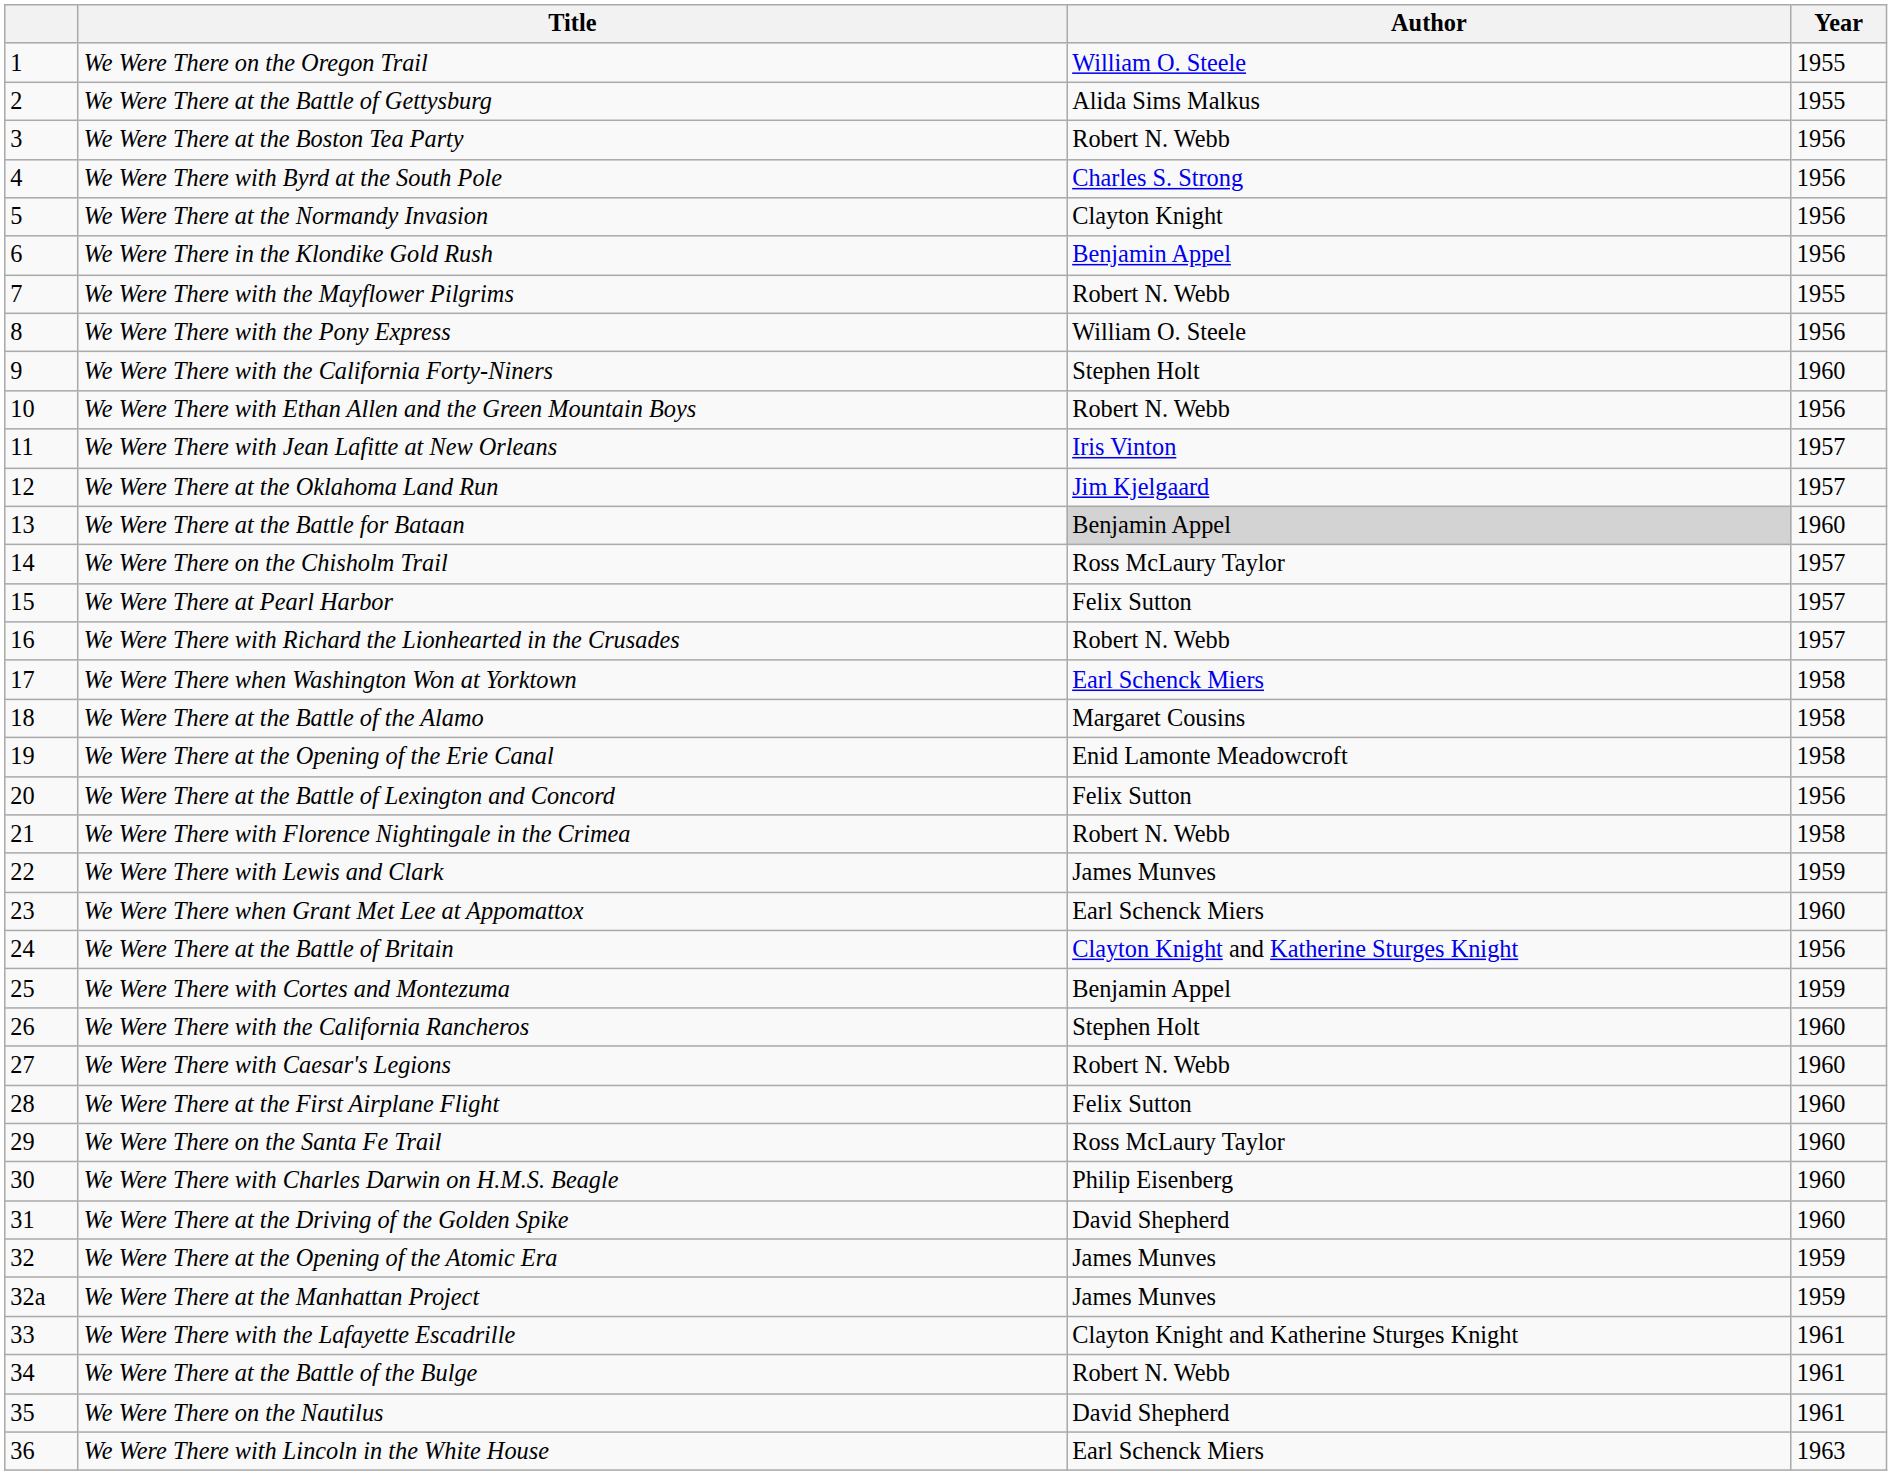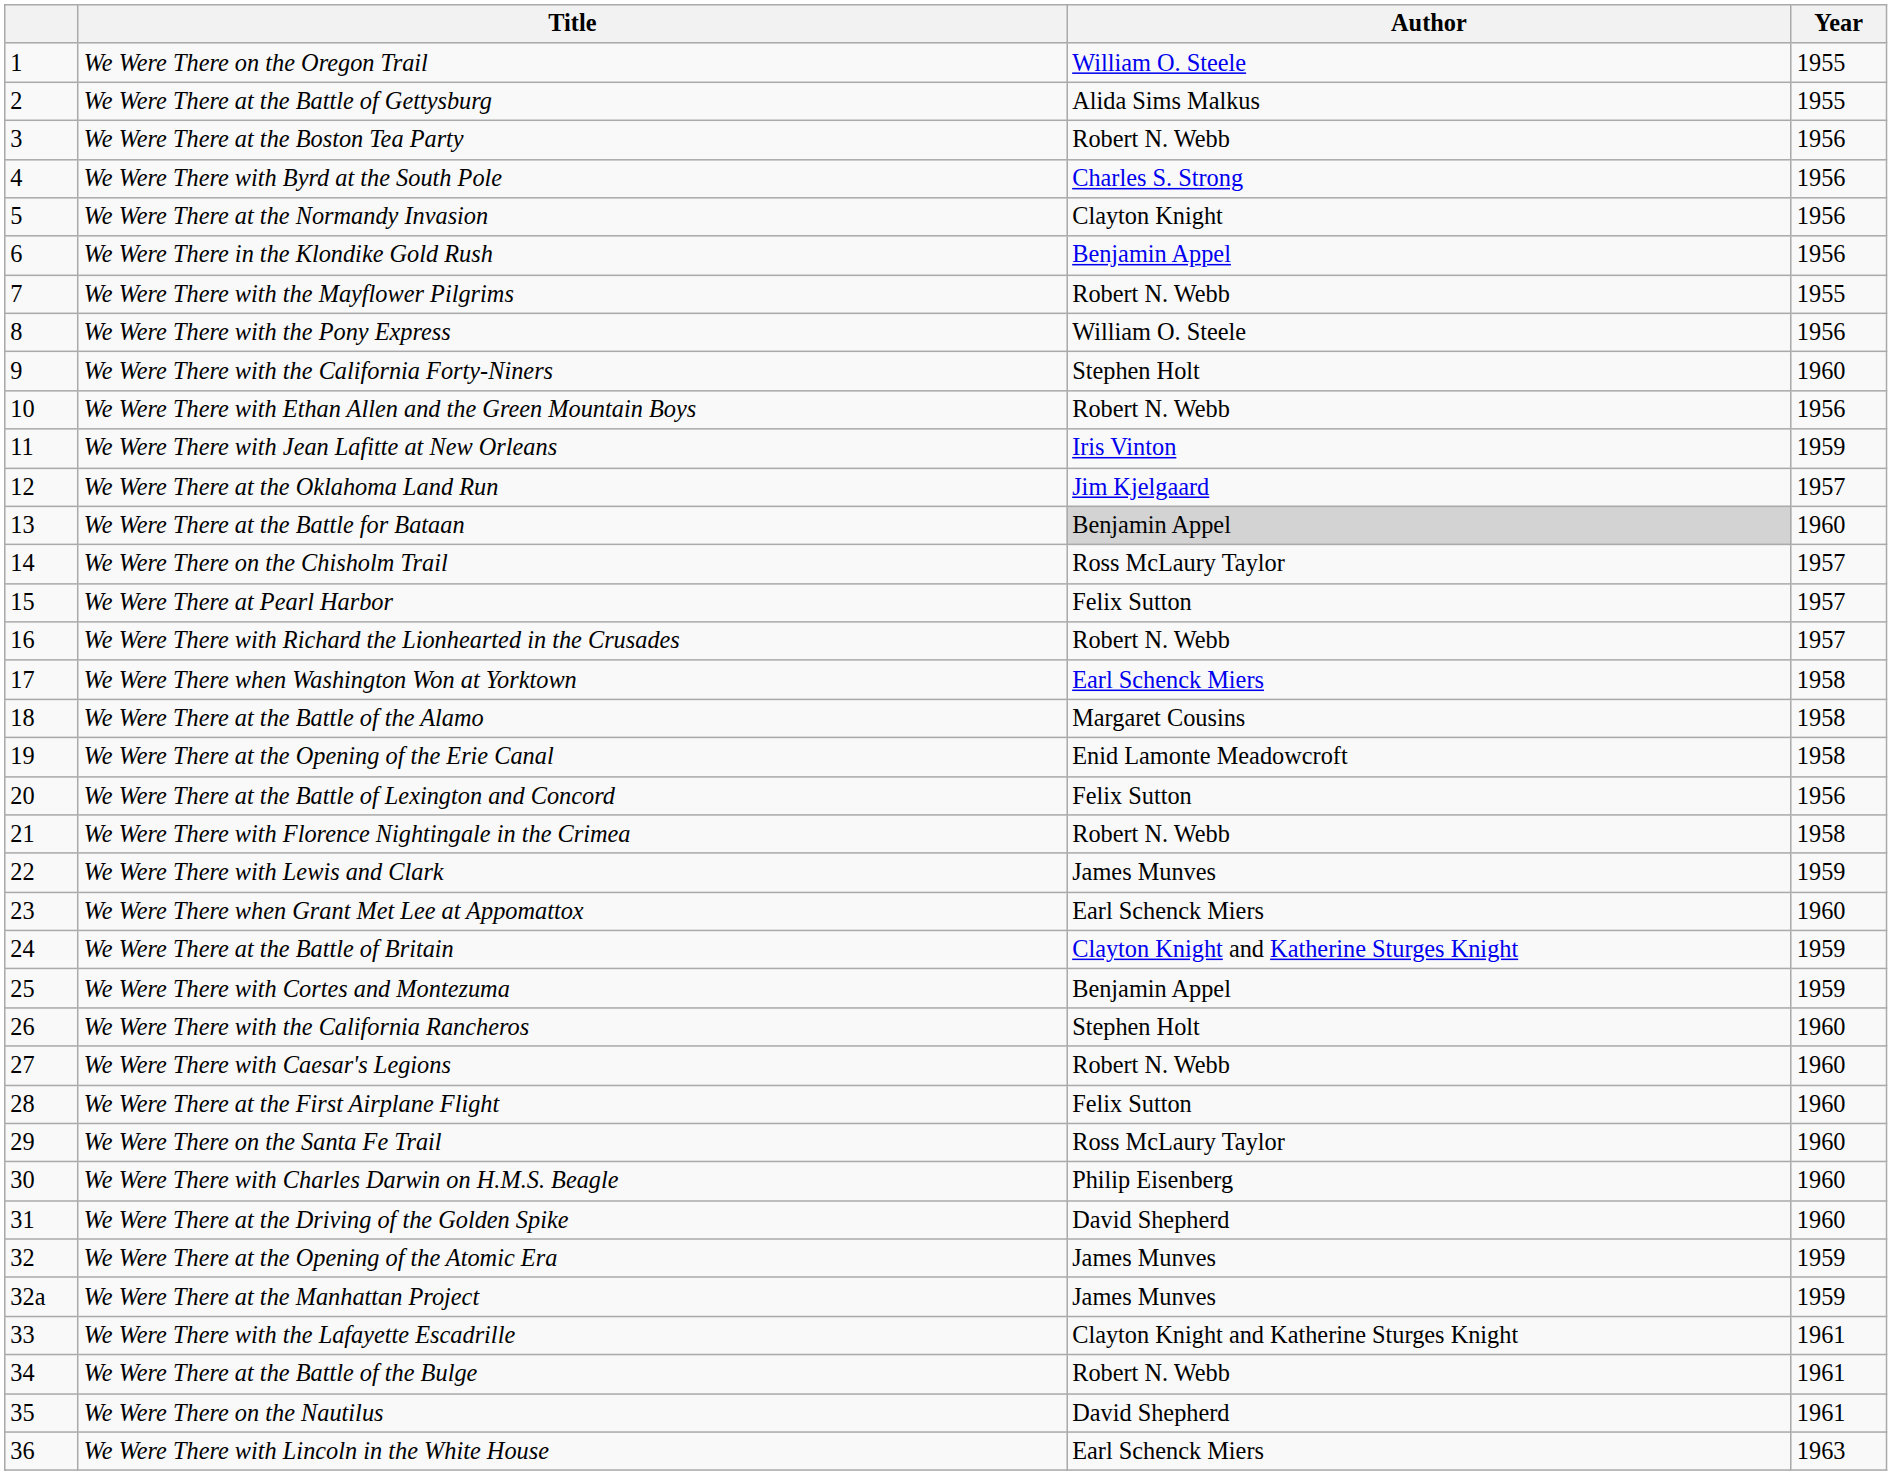(1821, 448) 1957 -> (1821, 448) 1959
(1821, 949) 1956 -> (1821, 949) 1959
